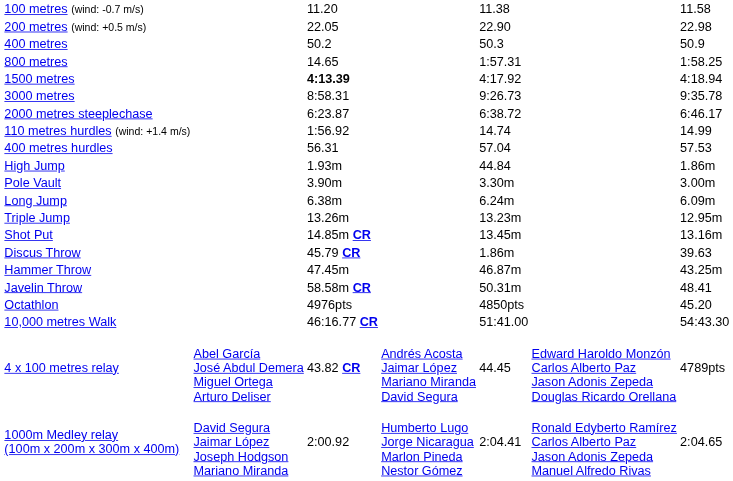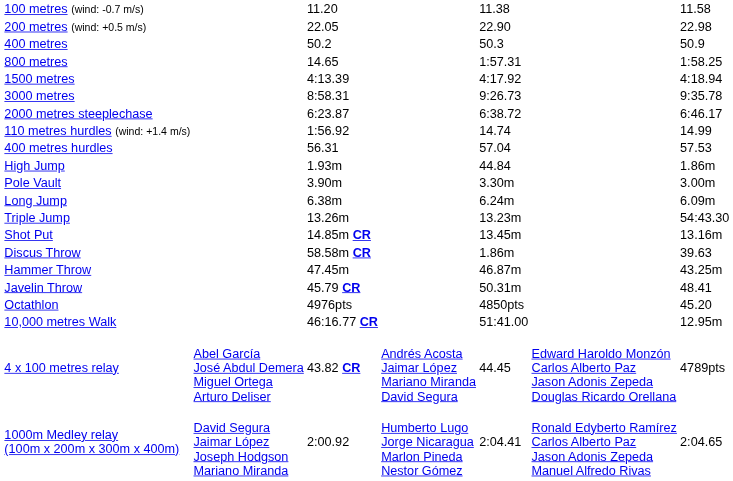(328, 79) bold -> (328, 79) normal
(701, 218) 12.95m -> (705, 218) 54:43.30
(334, 252) 45.79 CR -> (339, 252) 58.58m CR
(339, 287) 58.58m CR -> (334, 287) 45.79 CR
(705, 322) 54:43.30 -> (701, 322) 12.95m
